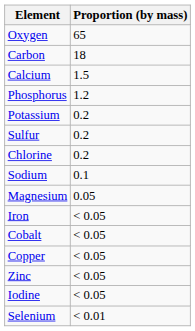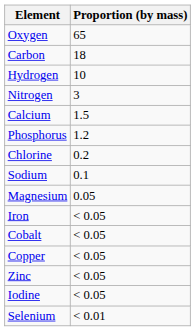+ row: (33, 75)
+ row: (30, 95)
- row: (34, 115)
- row: (23, 135)
